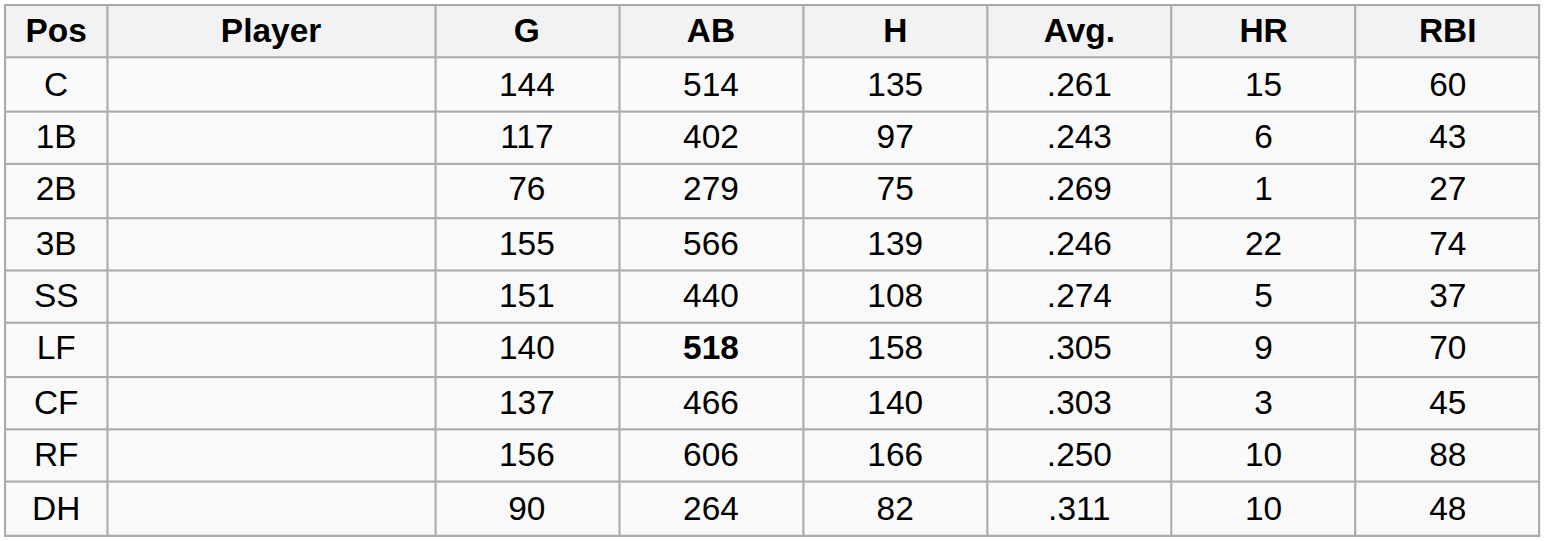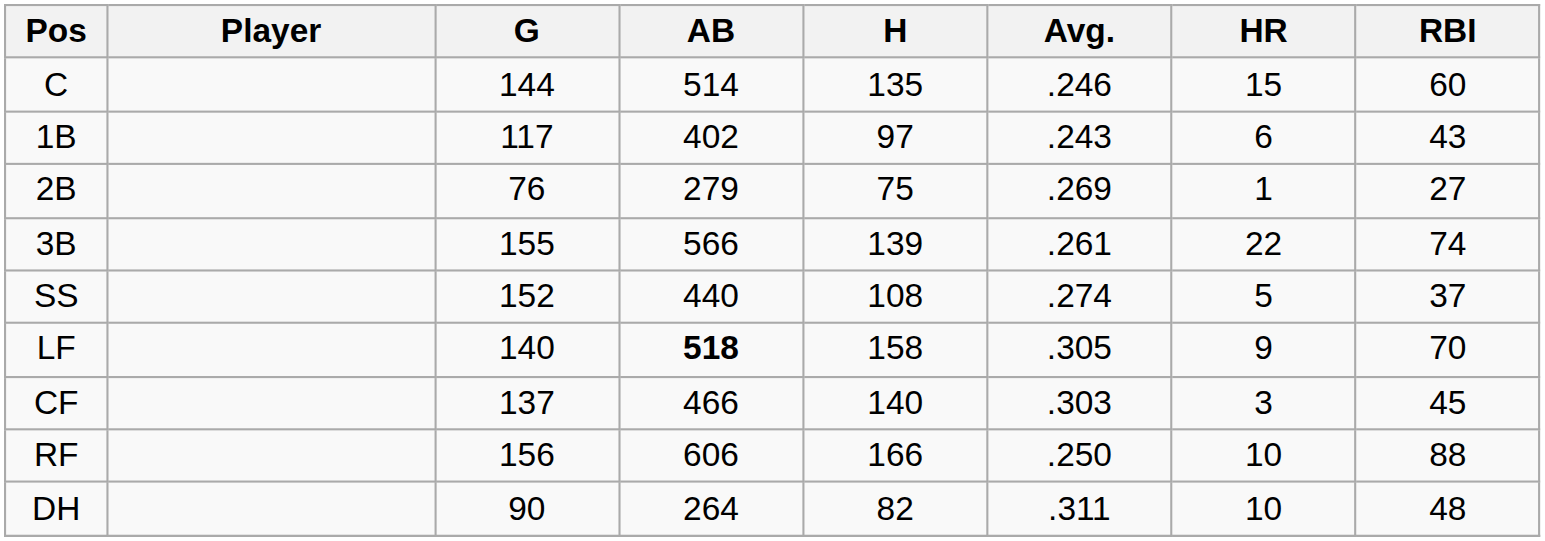(1079, 84) .261 -> (1079, 84) .246
(1079, 243) .246 -> (1079, 243) .261
(527, 296) 151 -> (527, 296) 152
